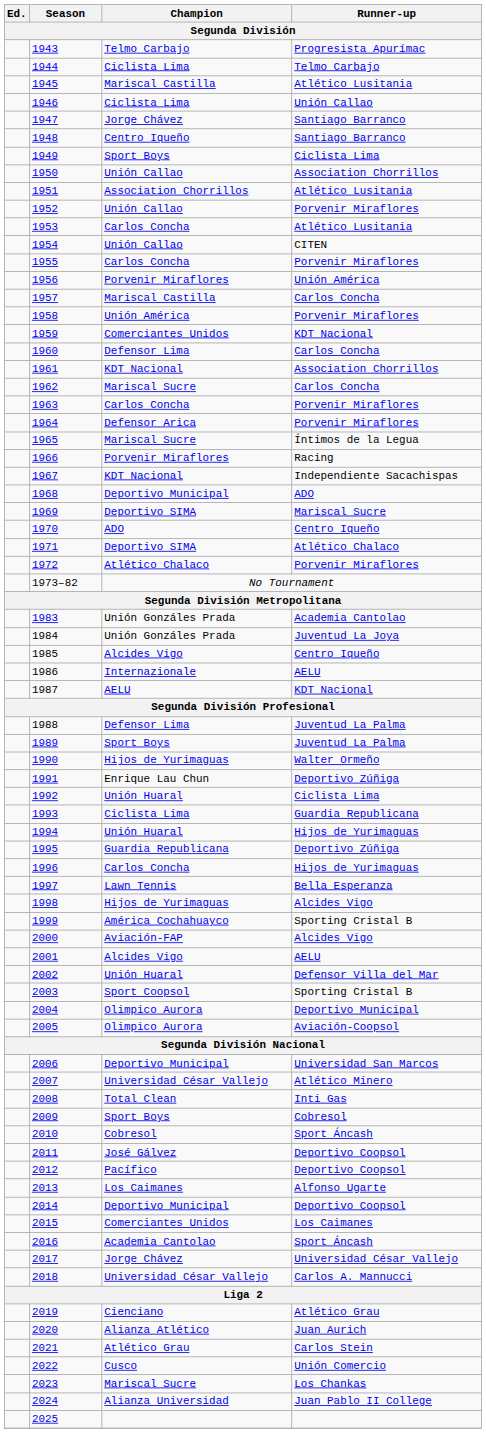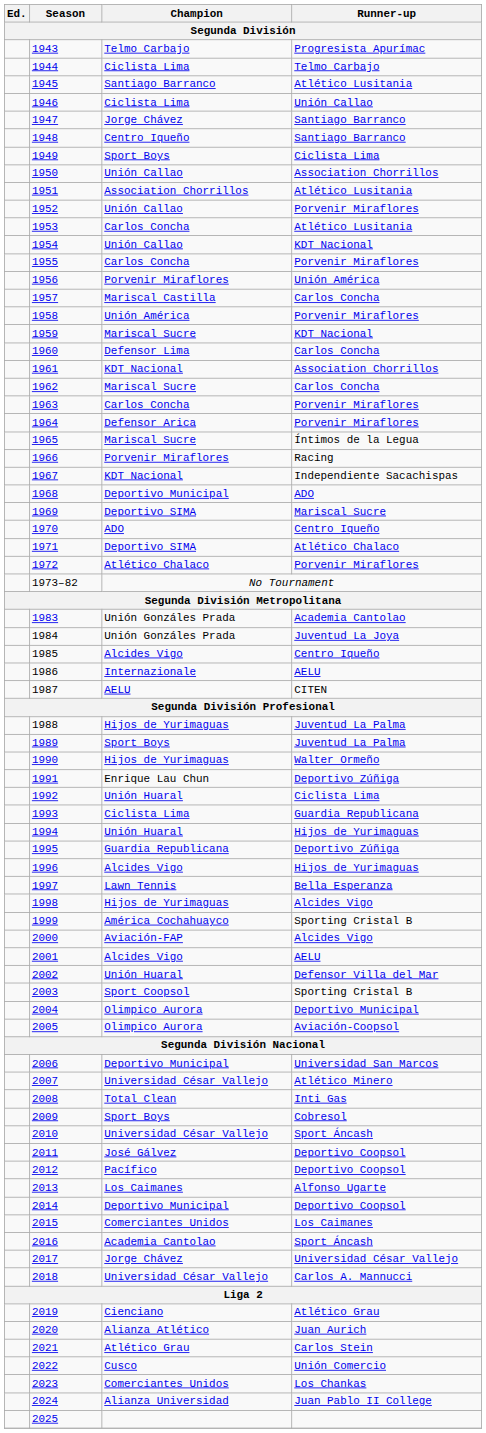(160, 85) Mariscal Castilla -> (160, 85) Santiago Barranco
(311, 245) CITEN -> (334, 245) KDT Nacional
(167, 334) Comerciantes Unidos -> (150, 334) Mariscal Sucre
(334, 690) KDT Nacional -> (311, 690) CITEN
(147, 725) Defensor Lima -> (167, 725) Hijos de Yurimaguas
(147, 868) Carlos Concha -> (144, 868) Alcides Vigo
(130, 1135) Cobresol -> (186, 1135) Universidad César Vallejo
(150, 1384) Mariscal Sucre -> (167, 1384) Comerciantes Unidos
